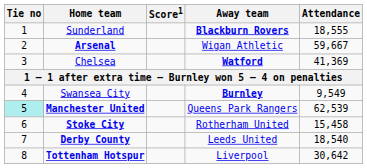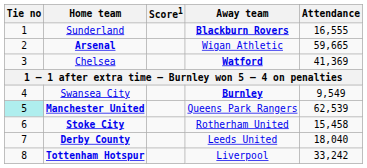(331, 30) 18,555 -> (331, 30) 16,555
(331, 46) 59,667 -> (331, 46) 59,665
(331, 140) 18,540 -> (331, 140) 18,040
(331, 156) 30,642 -> (331, 156) 33,242
